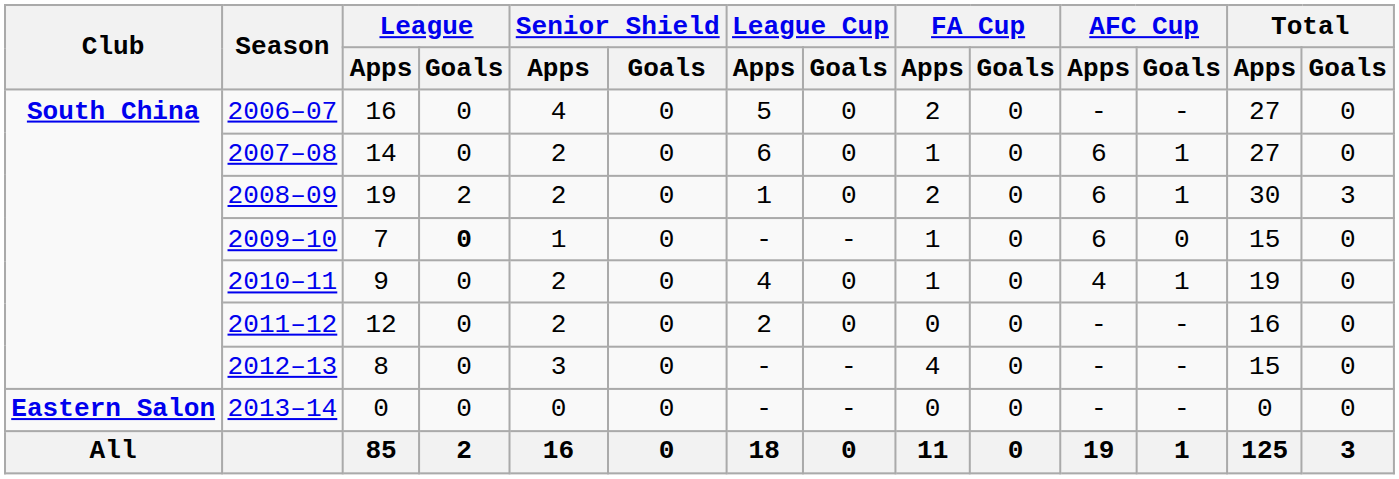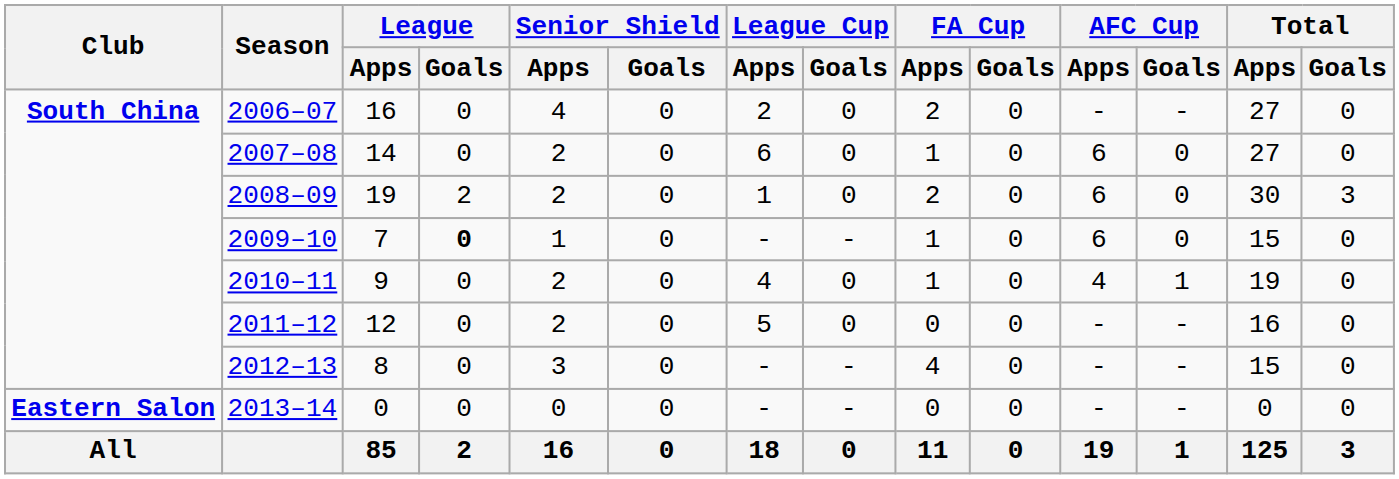(764, 111) 5 -> (764, 111) 2
(1182, 154) 1 -> (1182, 154) 0
(1182, 197) 1 -> (1182, 197) 0
(764, 324) 2 -> (764, 324) 5
